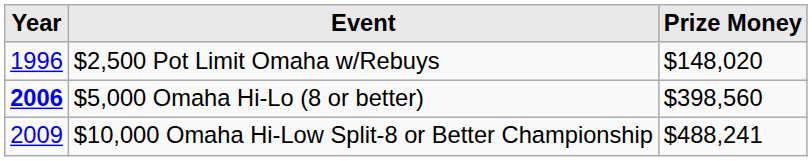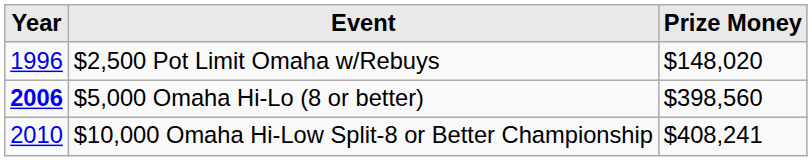(37, 135) 2009 -> (37, 135) 2010
(713, 135) $488,241 -> (713, 135) $408,241
